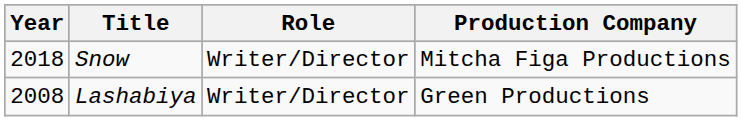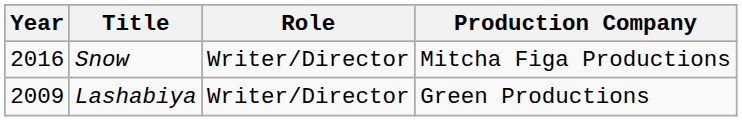(37, 60) 2018 -> (37, 60) 2016
(37, 97) 2008 -> (37, 97) 2009
